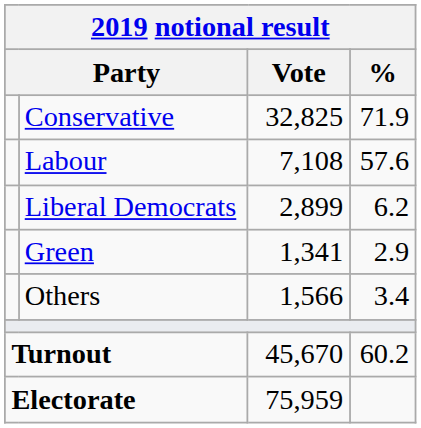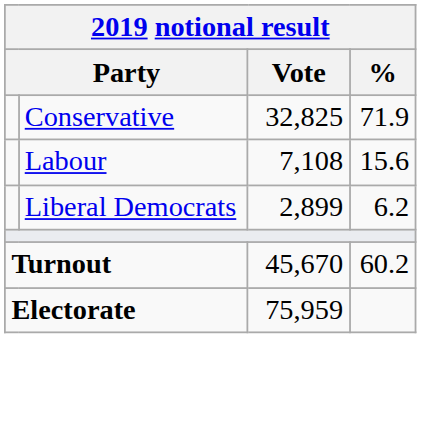(384, 161) 57.6 -> (384, 161) 15.6
- row: (59, 251)
- row: (62, 296)
